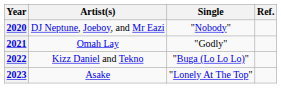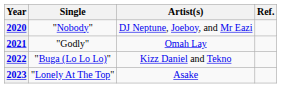columns swapped: (211, 12) <-> (98, 12)
